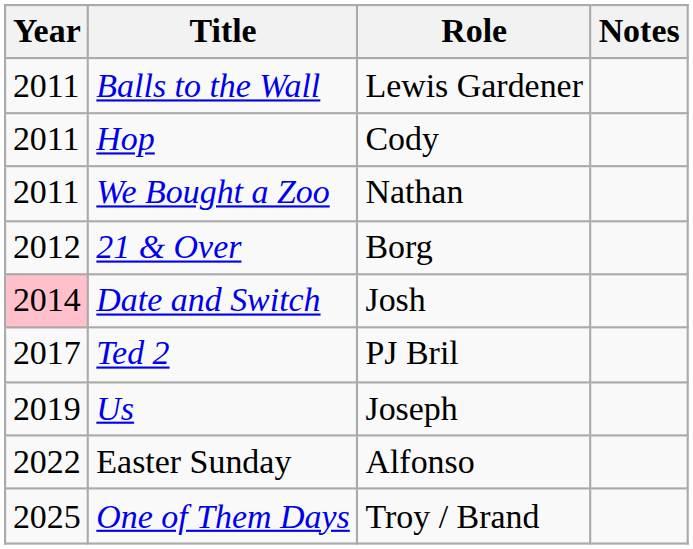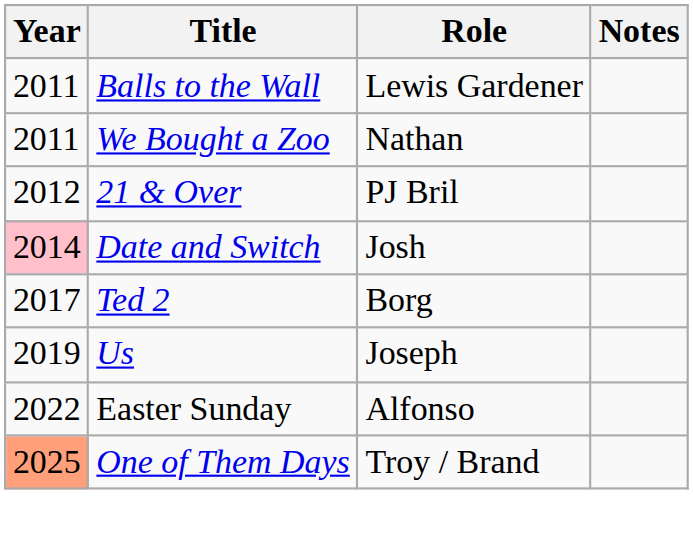- row: (126, 138)
(399, 246) Borg -> (412, 192) PJ Bril
(412, 354) PJ Bril -> (399, 300) Borg
(47, 515) no background -> (47, 461) lightsalmon background
